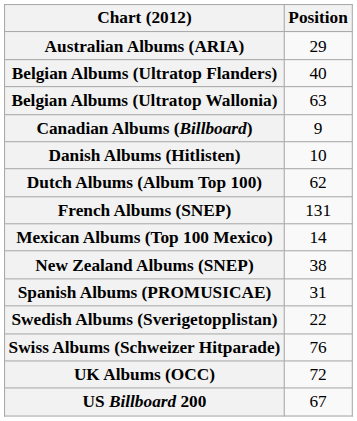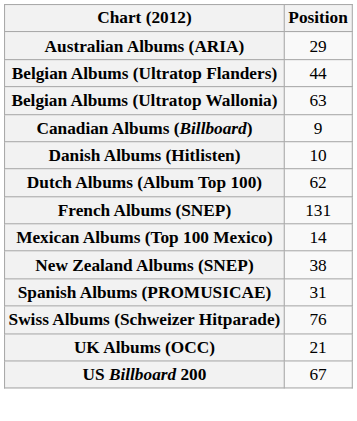(318, 73) 40 -> (318, 73) 44
- row: (144, 319)
(318, 374) 72 -> (318, 347) 21
